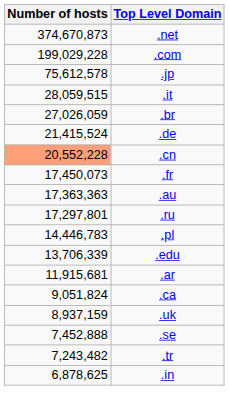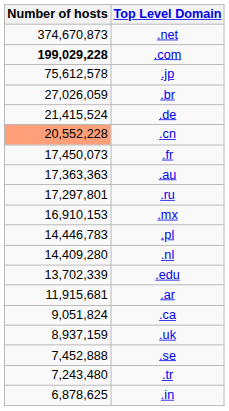(73, 54) normal -> (73, 54) bold
- row: (168, 94)
+ row: (168, 214)
+ row: (168, 255)
(76, 255) 13,706,339 -> (76, 275) 13,702,339
(80, 355) 7,243,482 -> (80, 375) 7,243,480
